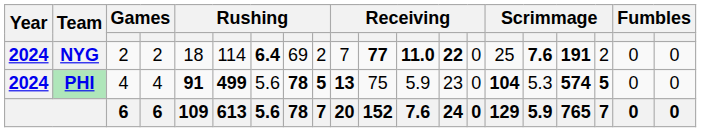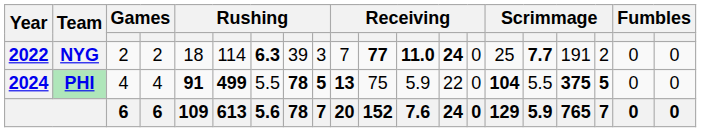(29, 55) 2024 -> (29, 55) 2022
(267, 55) 6.4 -> (267, 55) 6.3
(298, 55) 69 -> (298, 55) 39
(321, 55) 2 -> (321, 55) 3
(453, 55) 22 -> (453, 55) 24
(540, 55) 7.6 -> (540, 55) 7.7
(576, 55) bold -> (576, 55) normal
(267, 83) 5.6 -> (267, 83) 5.5
(453, 83) 23 -> (453, 83) 22
(540, 83) 5.3 -> (540, 83) 5.5
(576, 83) 574 -> (576, 83) 375
